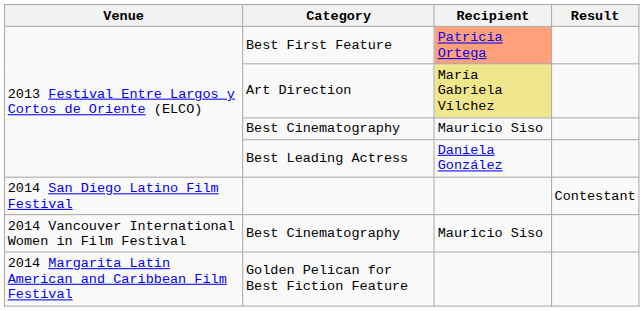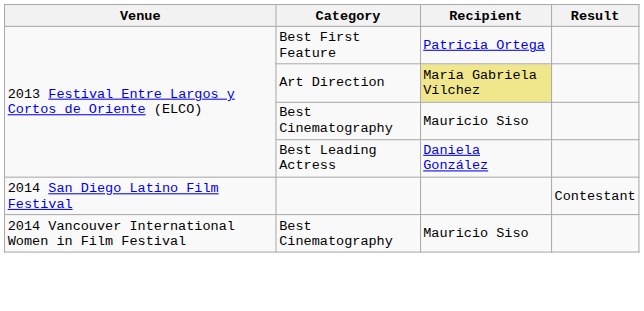(470, 45) lightsalmon background -> (484, 45) no background
- row: (117, 279)
